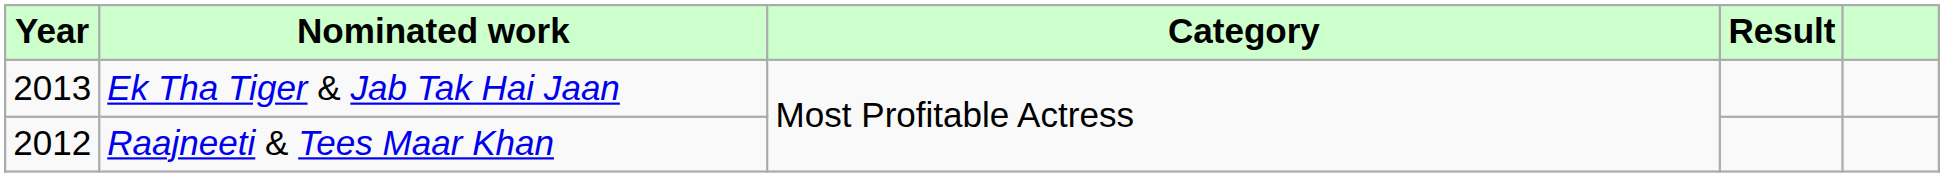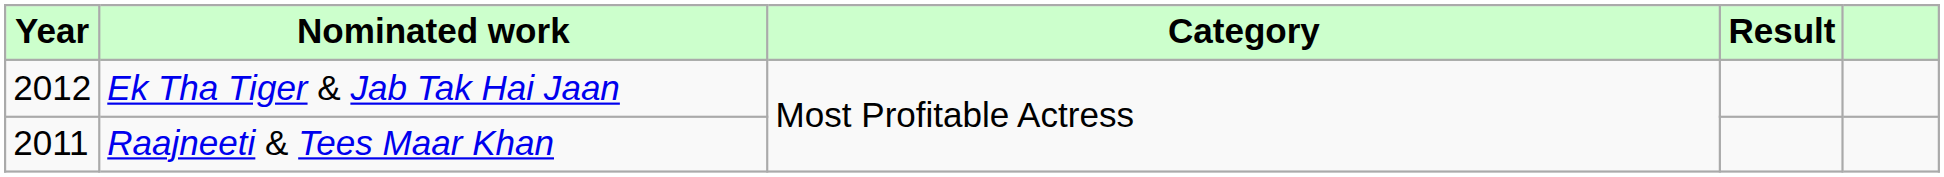(52, 87) 2013 -> (52, 87) 2012
(52, 143) 2012 -> (51, 143) 2011
